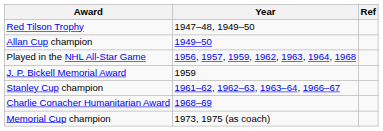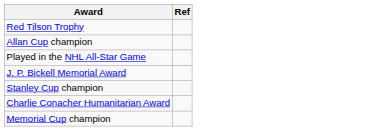- column: (265, 12)
